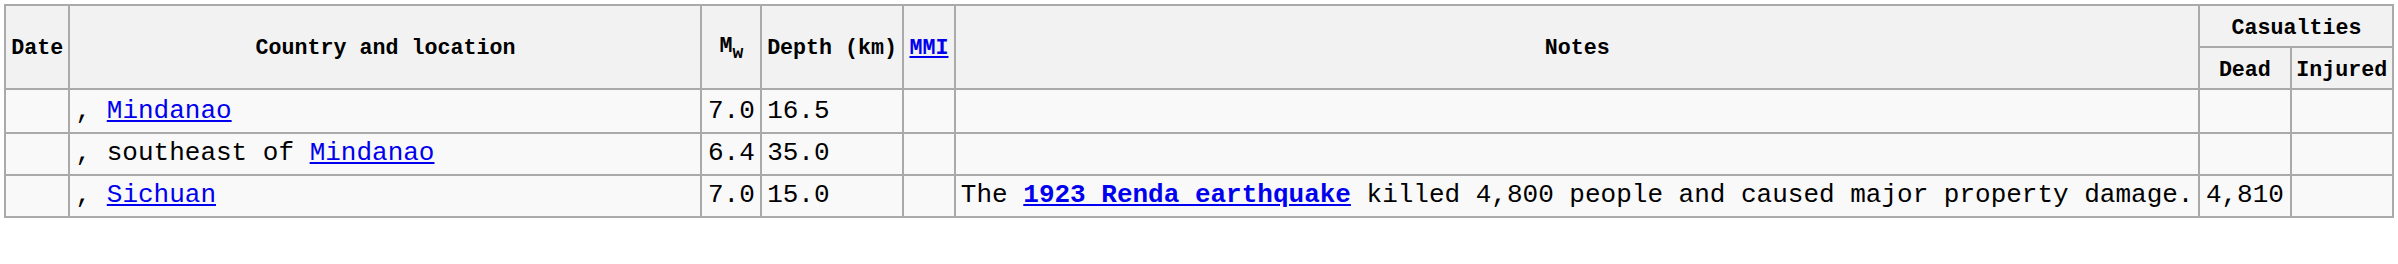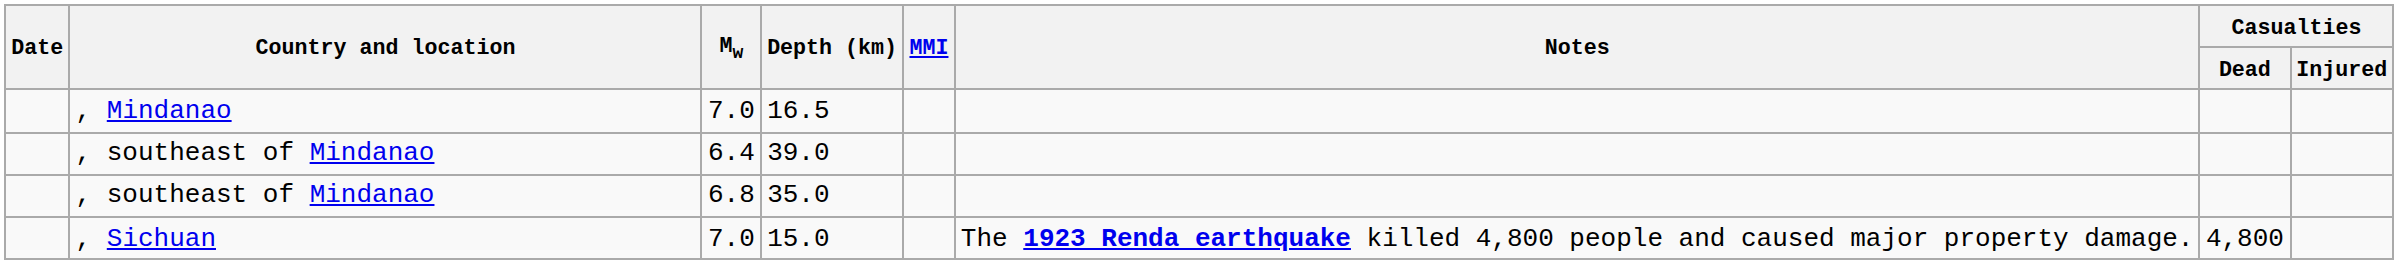(798, 153) 35.0 -> (798, 153) 39.0
+ row: (255, 196)
(2245, 196) 4,810 -> (2245, 238) 4,800
